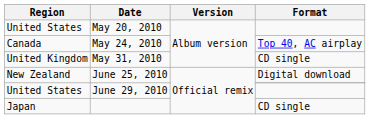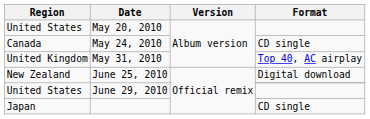(310, 44) Top 40, AC airplay -> (284, 44) CD single
(284, 59) CD single -> (310, 59) Top 40, AC airplay
